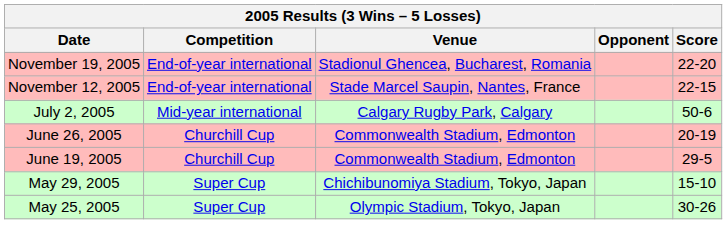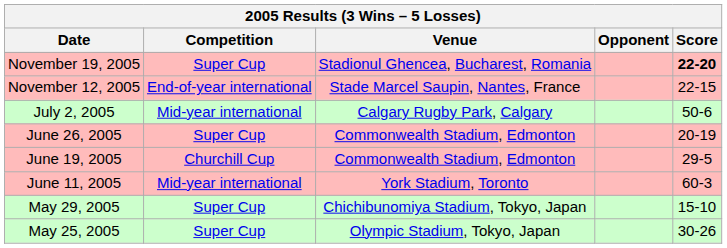(229, 64) End-of-year international -> (229, 64) Super Cup
(697, 64) normal -> (697, 64) bold
(229, 135) Churchill Cup -> (229, 135) Super Cup
+ row: (74, 183)
